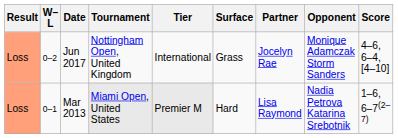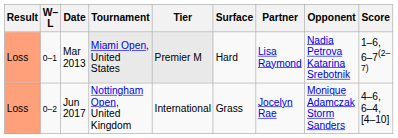rows swapped: (74, 108) <-> (74, 57)
